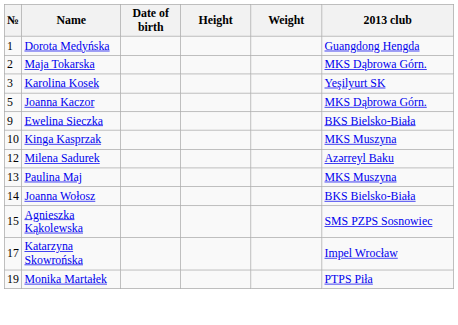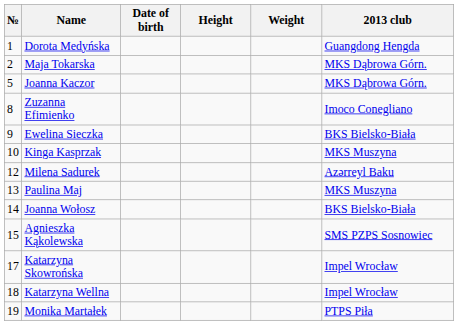- row: (62, 83)
+ row: (49, 108)
+ row: (67, 292)
